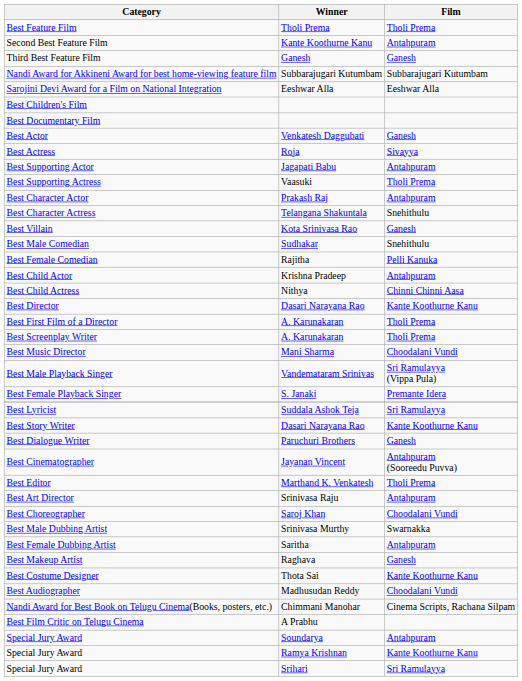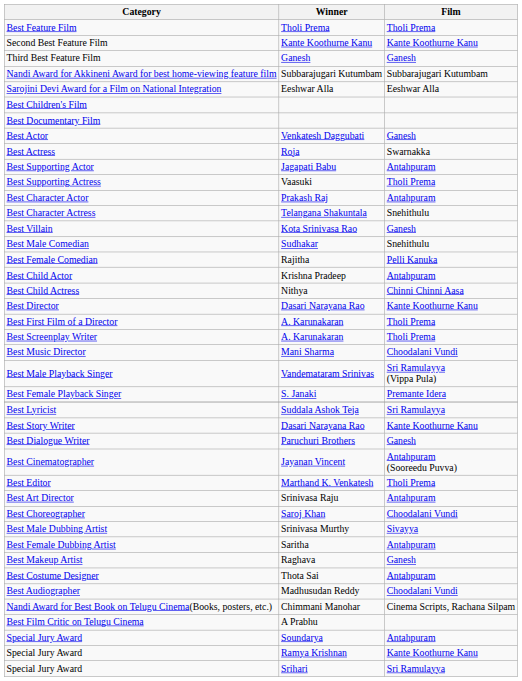(411, 43) Antahpuram -> (432, 43) Kante Koothurne Kanu
(402, 151) Sivayya -> (408, 151) Swarnakka
(408, 529) Swarnakka -> (402, 529) Sivayya
(432, 575) Kante Koothurne Kanu -> (411, 575) Antahpuram
